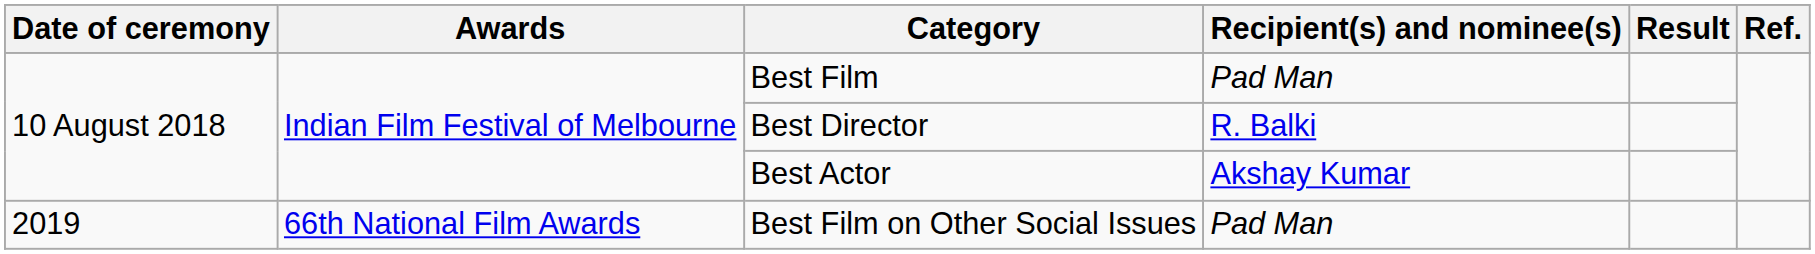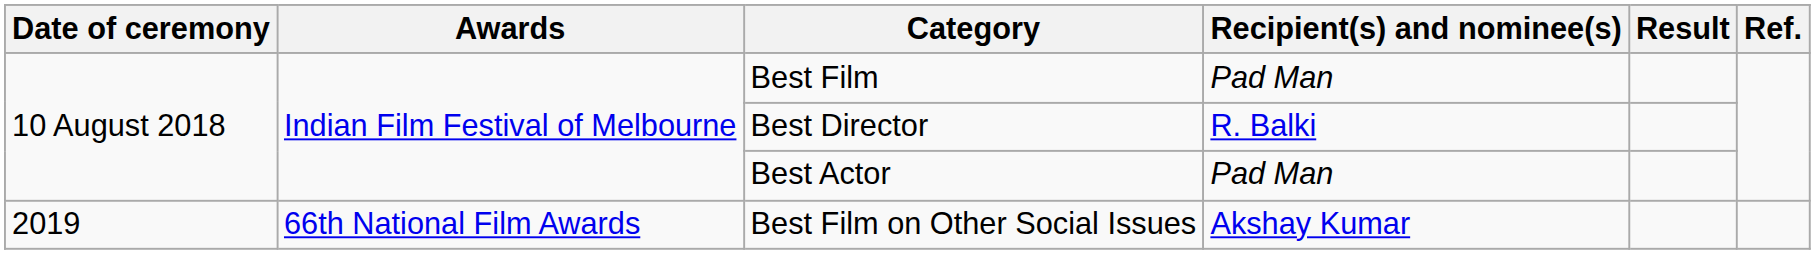(1310, 175) Akshay Kumar -> (1272, 175) Pad Man
(1272, 223) Pad Man -> (1310, 223) Akshay Kumar
